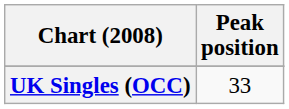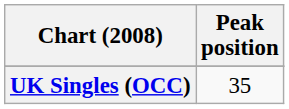(240, 84) 33 -> (240, 84) 35
